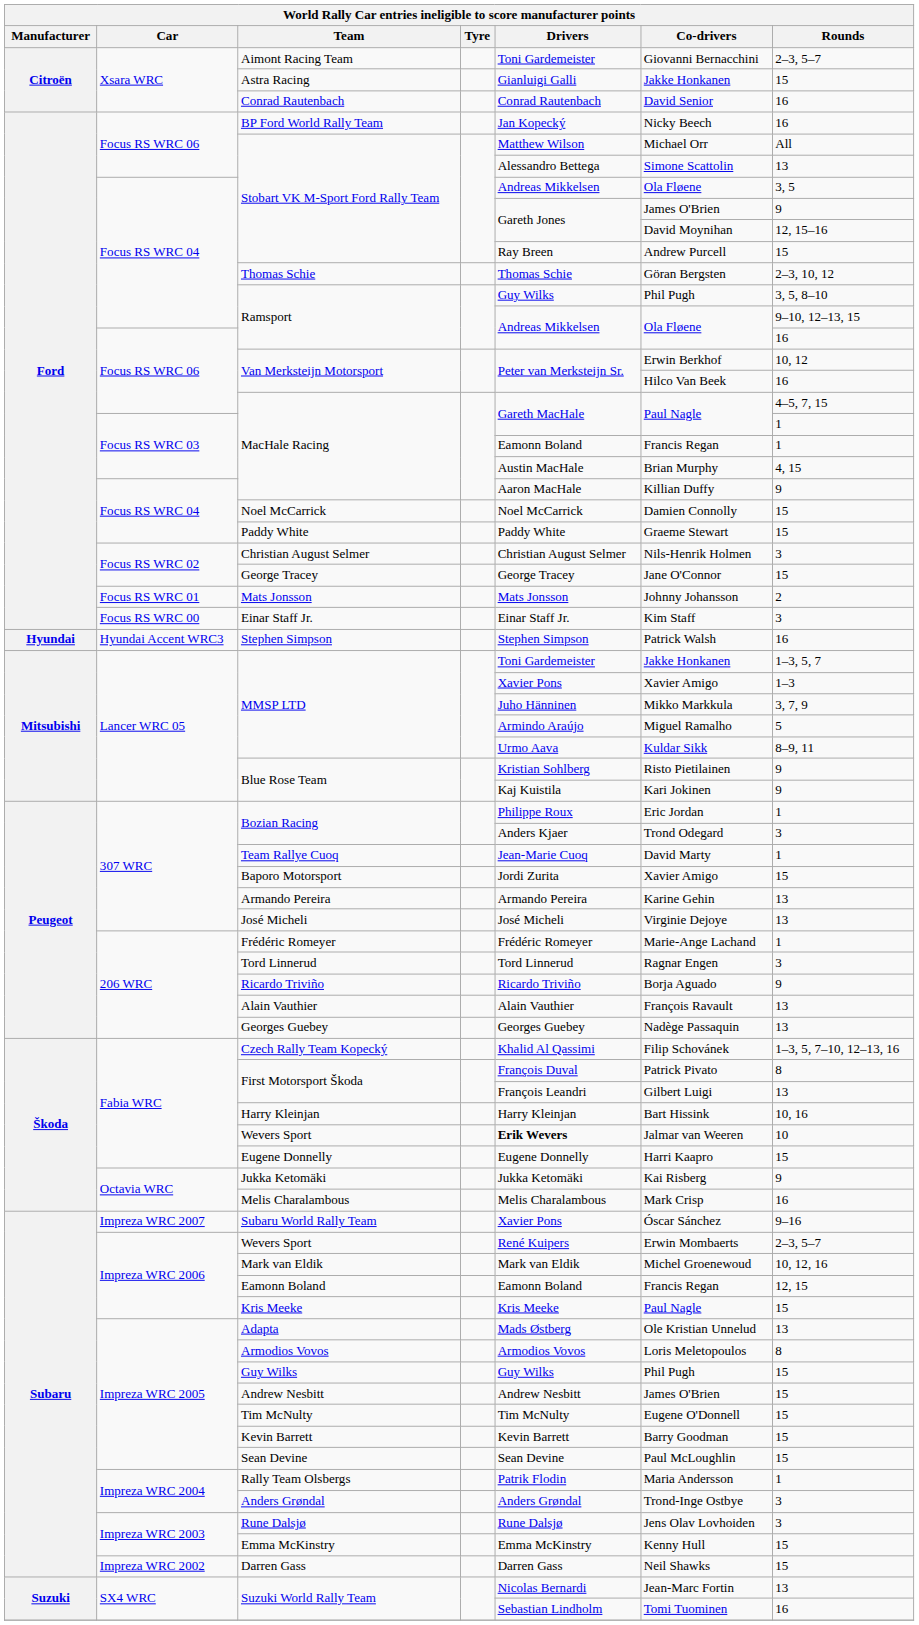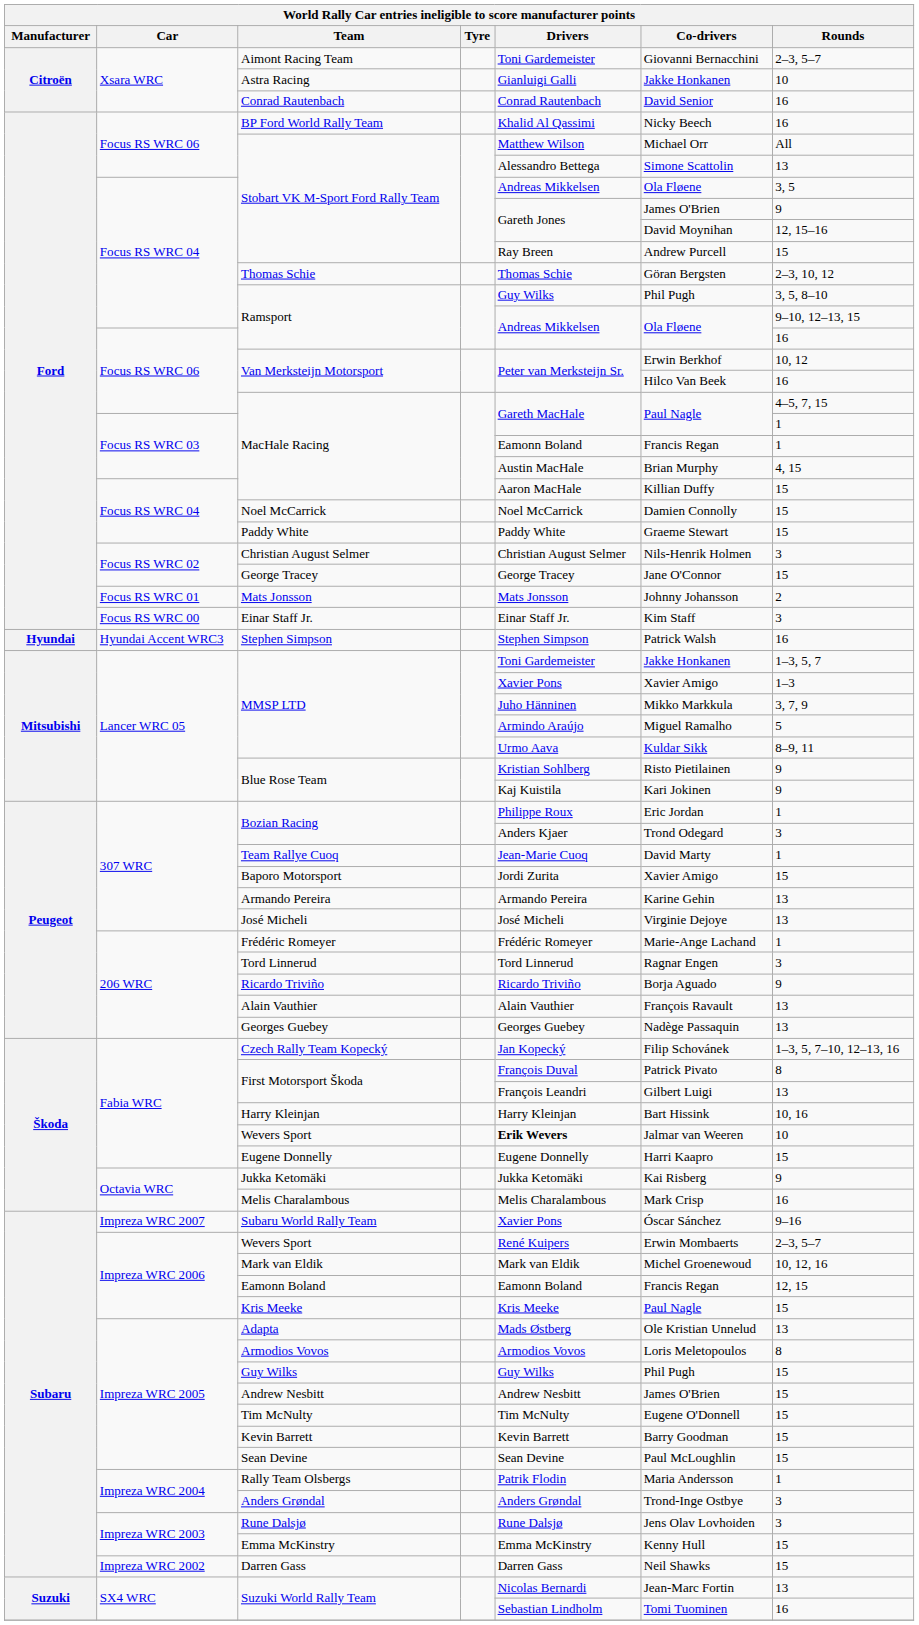(782, 79) 15 -> (782, 79) 10
(532, 122) Jan Kopecký -> (546, 122) Khalid Al Qassimi
(779, 488) 9 -> (782, 488) 15
(546, 1048) Khalid Al Qassimi -> (532, 1048) Jan Kopecký
